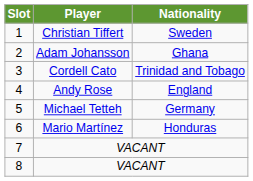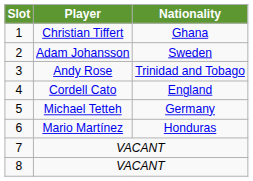(190, 33) Sweden -> (190, 33) Ghana
(190, 52) Ghana -> (190, 52) Sweden
(83, 71) Cordell Cato -> (83, 71) Andy Rose
(83, 90) Andy Rose -> (83, 90) Cordell Cato
